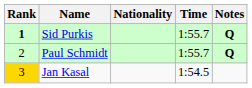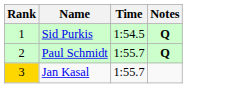- column: (143, 14)
(22, 33) bold -> (22, 33) normal
(194, 33) 1:55.7 -> (129, 33) 1:54.5
(194, 72) 1:54.5 -> (129, 72) 1:55.7
